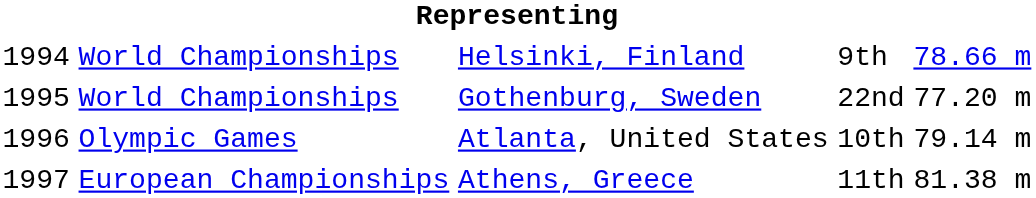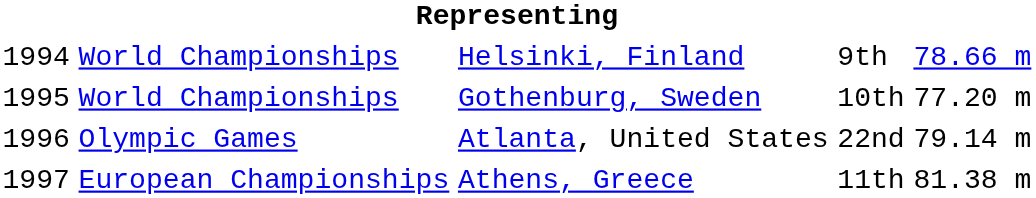(871, 99) 22nd -> (871, 99) 10th
(871, 140) 10th -> (871, 140) 22nd
